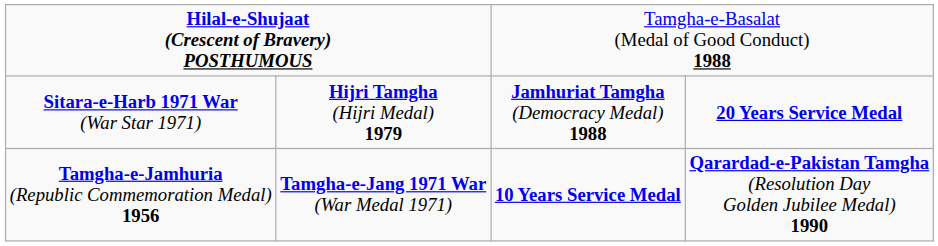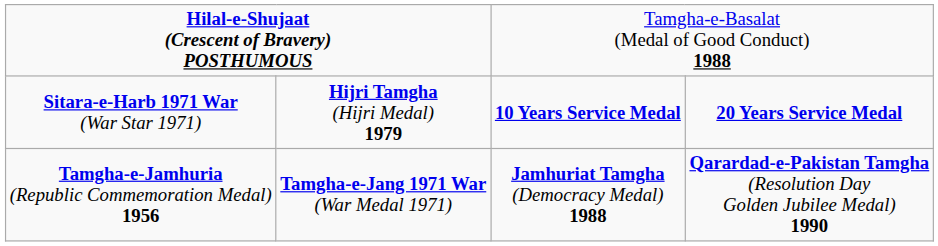(588, 112) Jamhuriat Tamgha (Democracy Medal) 1988 -> (588, 112) 10 Years Service Medal
(588, 194) 10 Years Service Medal -> (588, 194) Jamhuriat Tamgha (Democracy Medal) 1988
